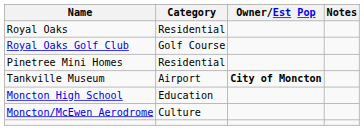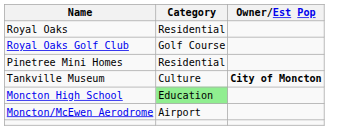- column: (342, 13)
(180, 79) Airport -> (180, 79) Culture
(186, 95) no background -> (186, 95) lightgreen background
(180, 112) Culture -> (180, 112) Airport
